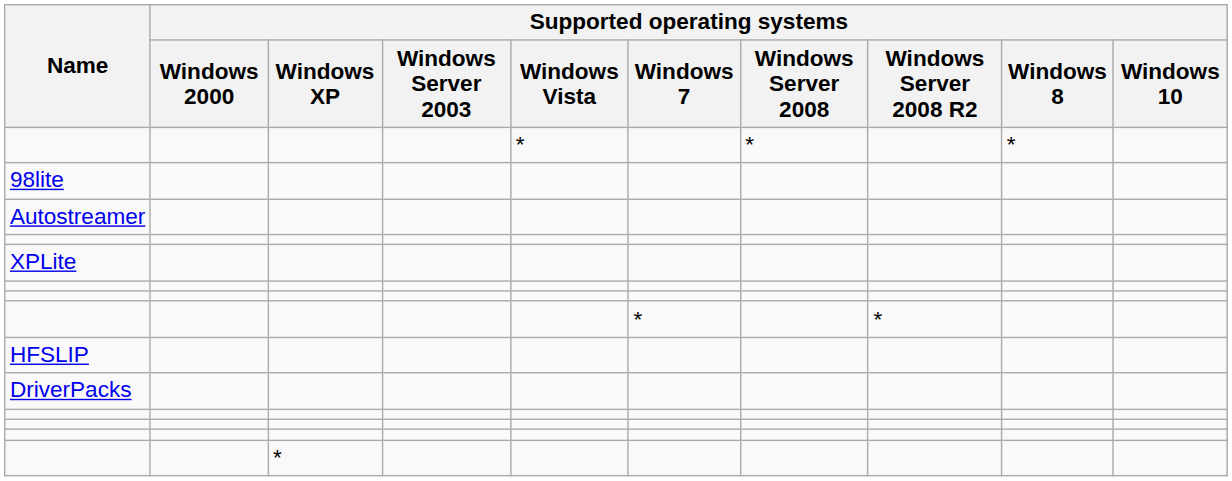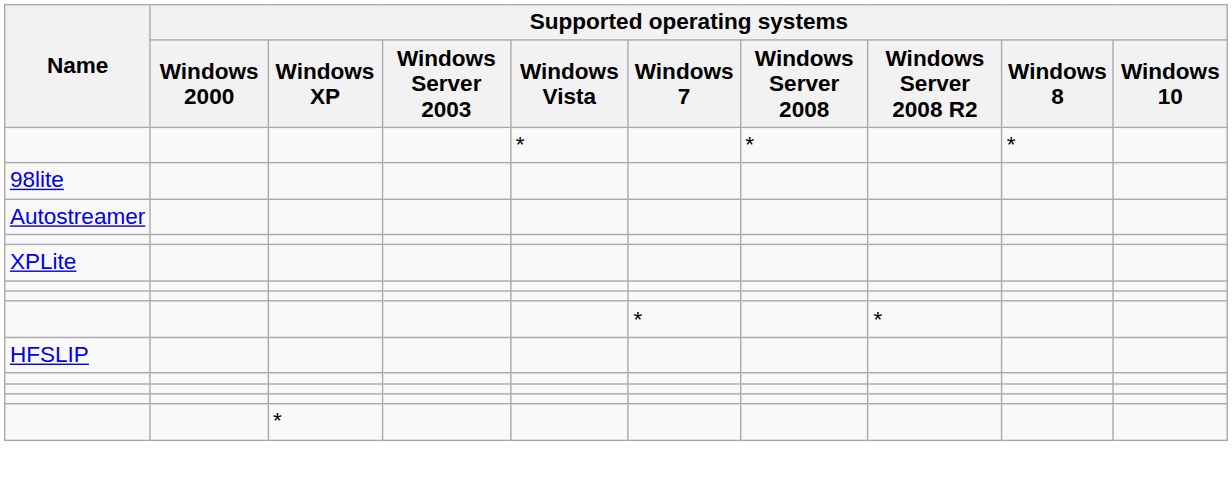- row: (71, 390)
